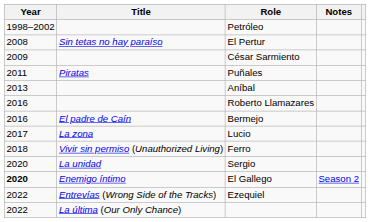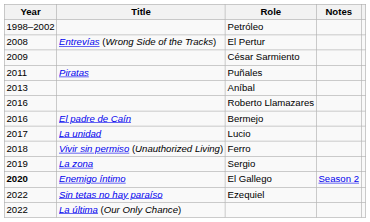(111, 42) Sin tetas no hay paraíso -> (138, 42) Entrevías (Wrong Side of the Tracks)
(76, 133) La zona -> (80, 133) La unidad
(17, 164) 2020 -> (17, 164) 2019
(80, 164) La unidad -> (76, 164) La zona
(138, 194) Entrevías (Wrong Side of the Tracks) -> (111, 194) Sin tetas no hay paraíso
